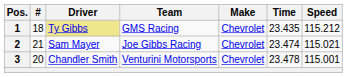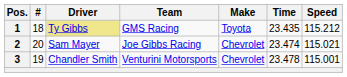(243, 28) Chevrolet -> (236, 28) Toyota
(38, 44) 21 -> (38, 44) 20
(38, 60) 20 -> (38, 60) 19
